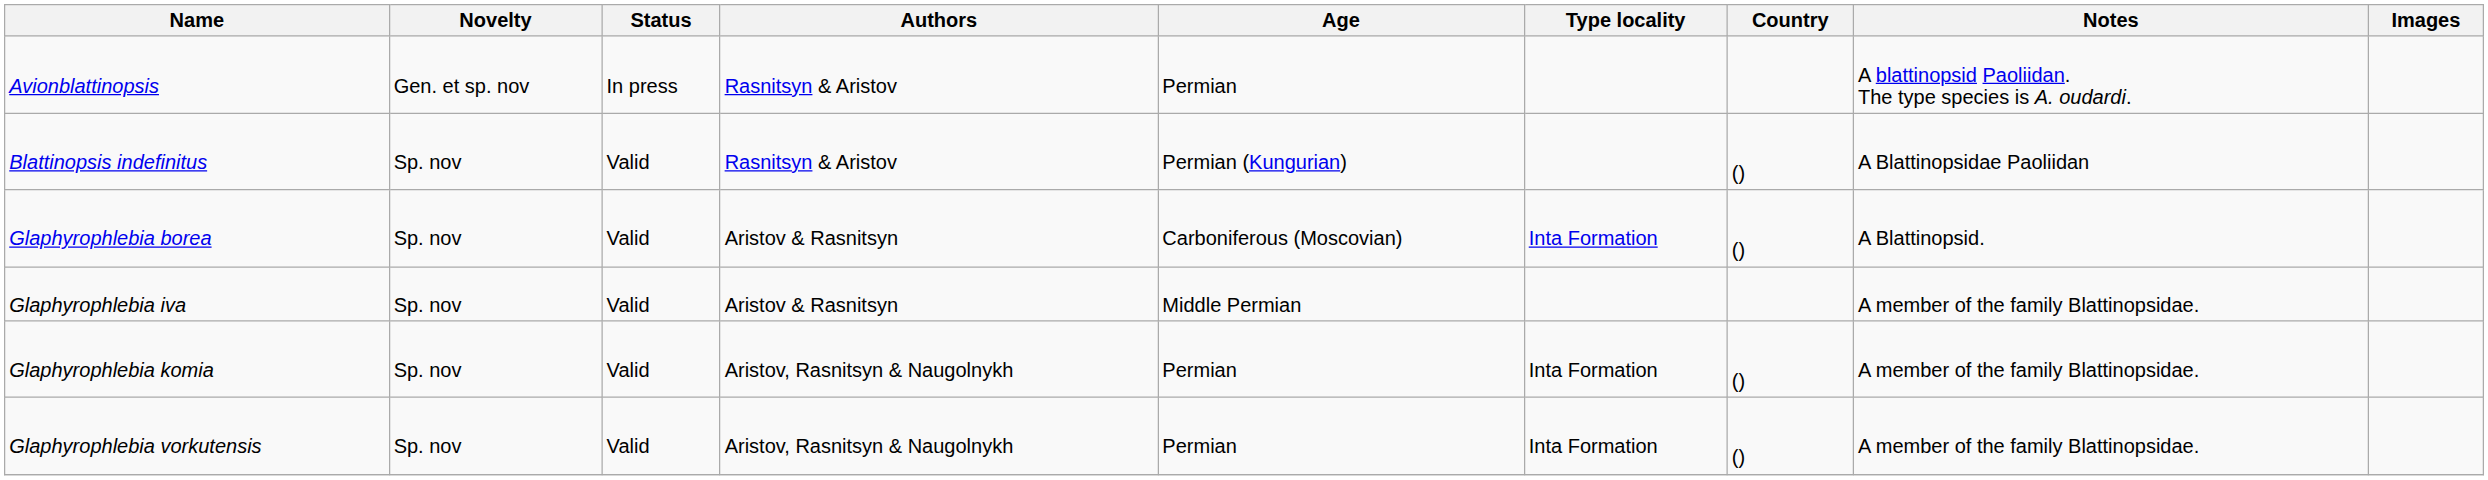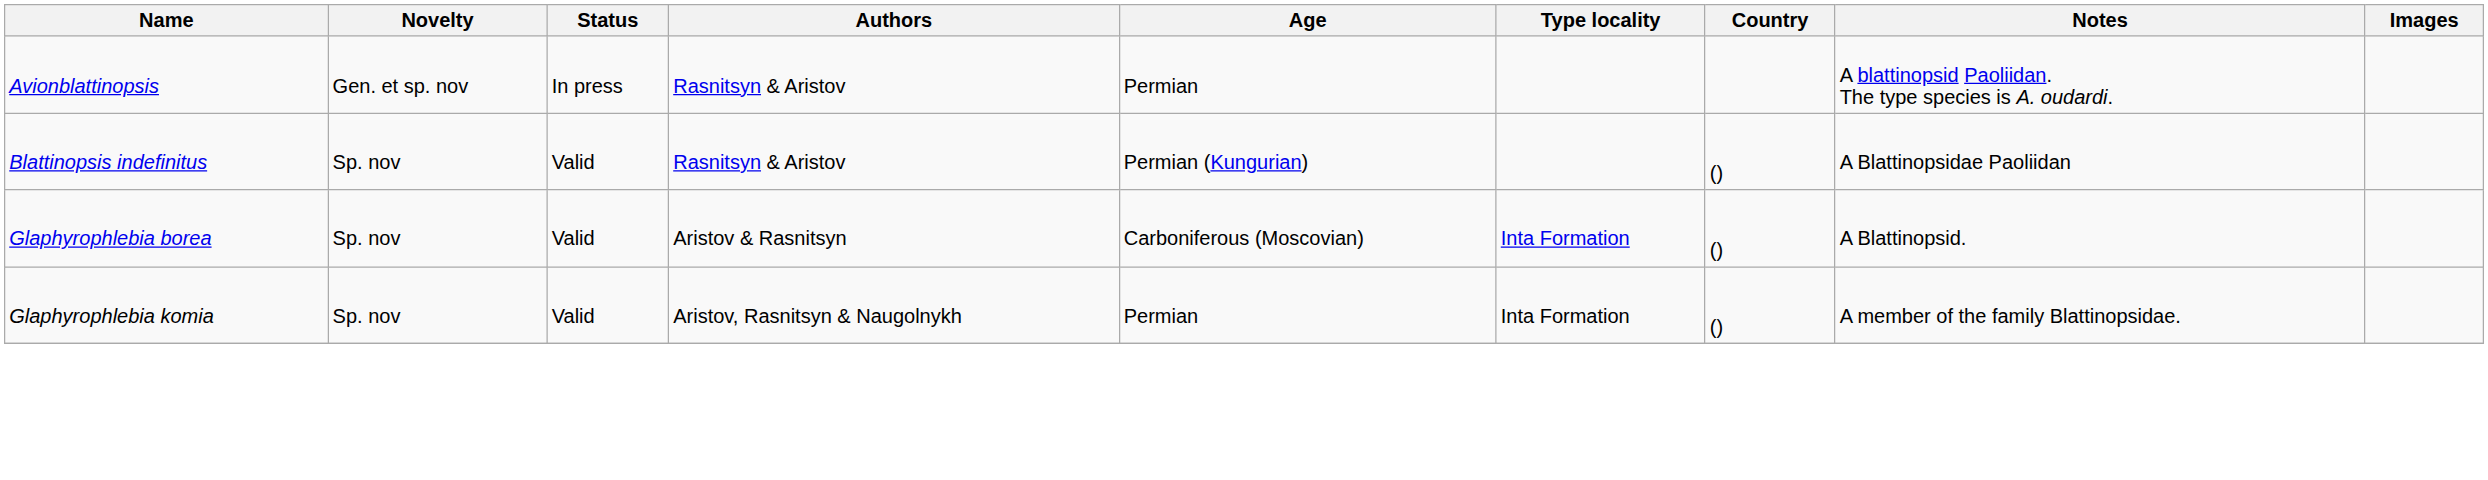- row: (98, 304)
- row: (135, 446)
